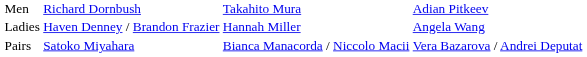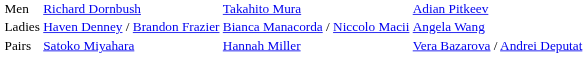(262, 27) Hannah Miller -> (316, 27) Bianca Manacorda / Niccolo Macii
(316, 45) Bianca Manacorda / Niccolo Macii -> (262, 45) Hannah Miller
